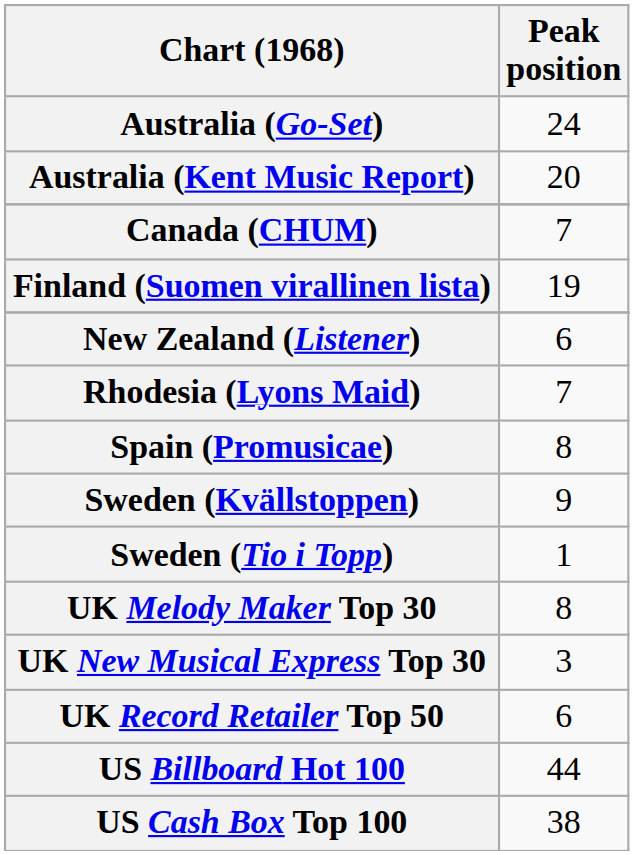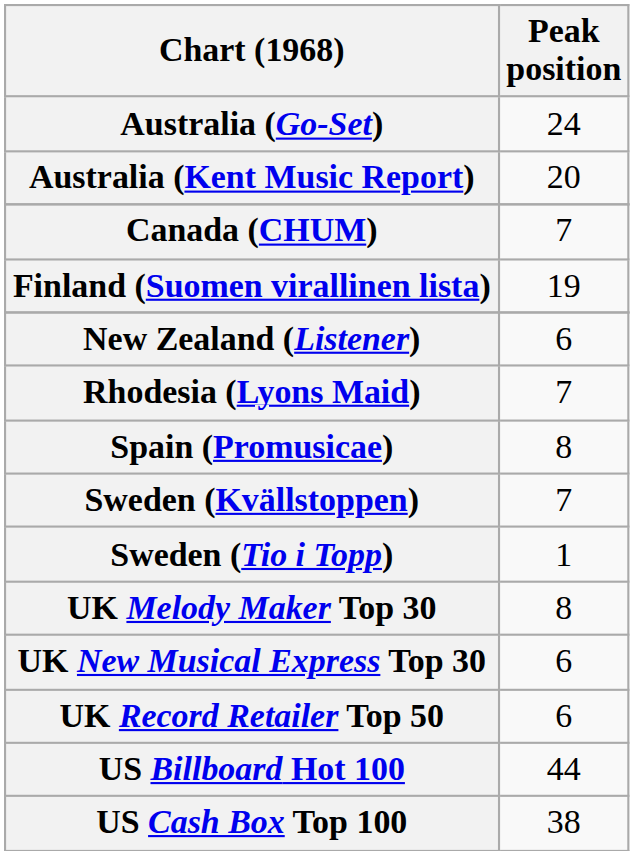(564, 499) 9 -> (564, 499) 7
(564, 661) 3 -> (564, 661) 6
